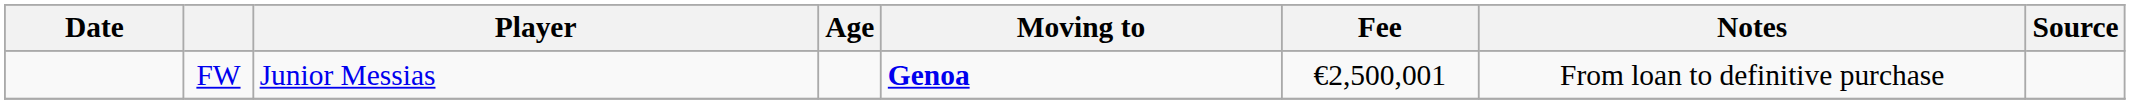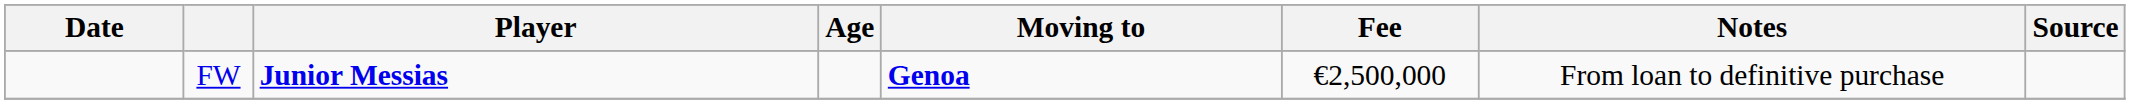(348, 74) normal -> (354, 74) bold
(1380, 74) €2,500,001 -> (1380, 74) €2,500,000
